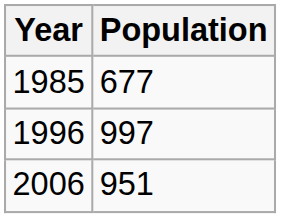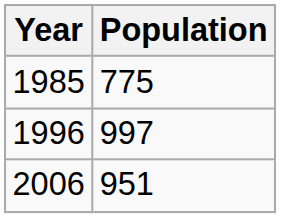(127, 81) 677 -> (127, 81) 775
